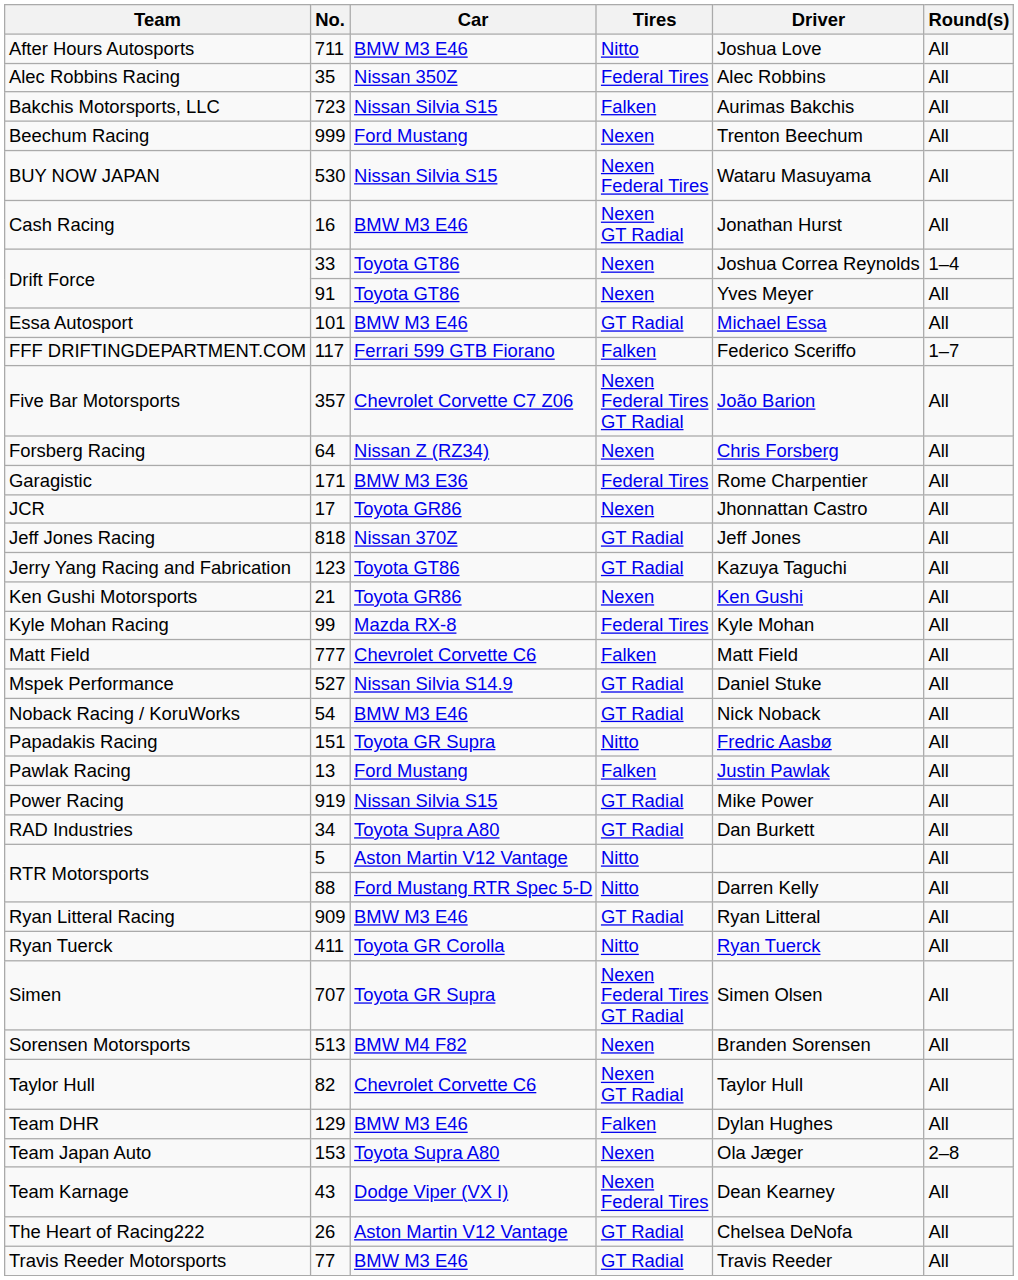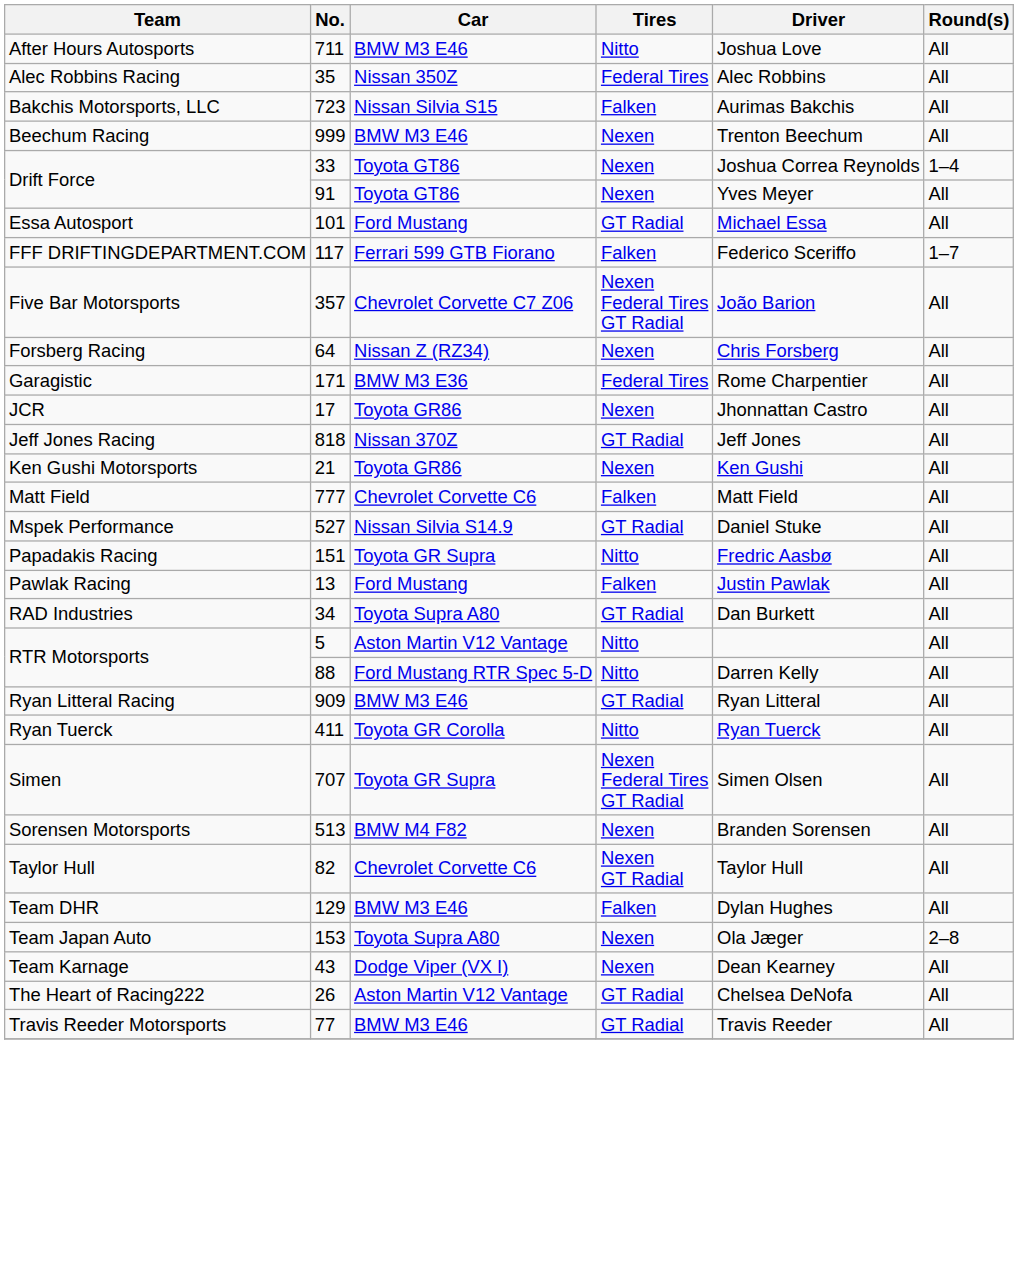(411, 136) Ford Mustang -> (411, 136) BMW M3 E46
- row: (84, 175)
- row: (62, 225)
(411, 323) BMW M3 E46 -> (411, 223) Ford Mustang
- row: (150, 567)
- row: (89, 626)
- row: (124, 713)
- row: (66, 800)
(655, 1192) Nexen Federal Tires -> (628, 966) Nexen
